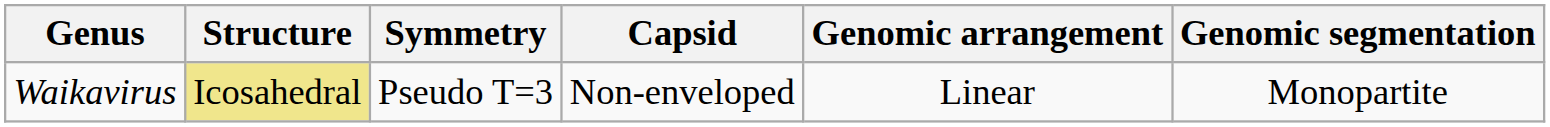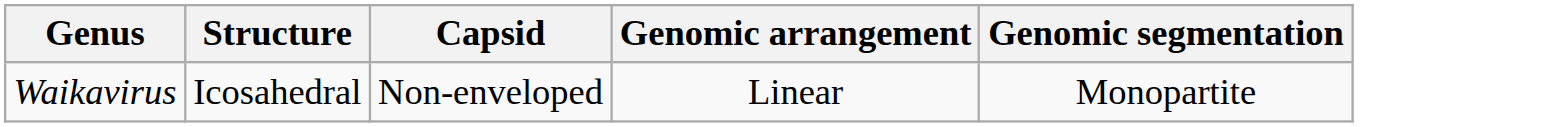- column: (466, 33)
(277, 91) khaki background -> (277, 91) no background
